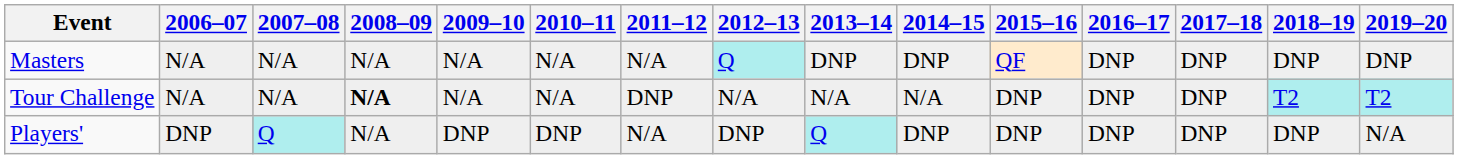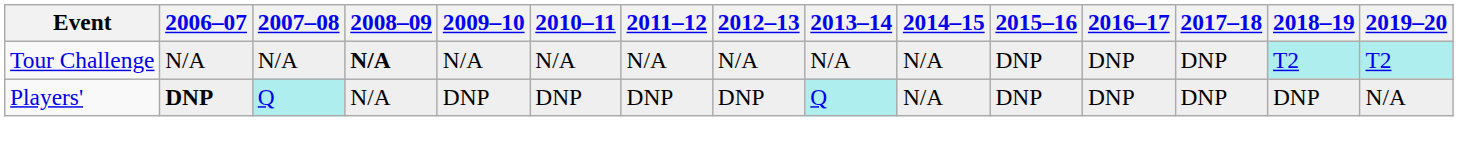- row: (47, 60)
(650, 97) DNP -> (647, 60) N/A
(189, 134) normal -> (189, 97) bold
(647, 134) N/A -> (650, 97) DNP
(926, 134) DNP -> (923, 97) N/A
